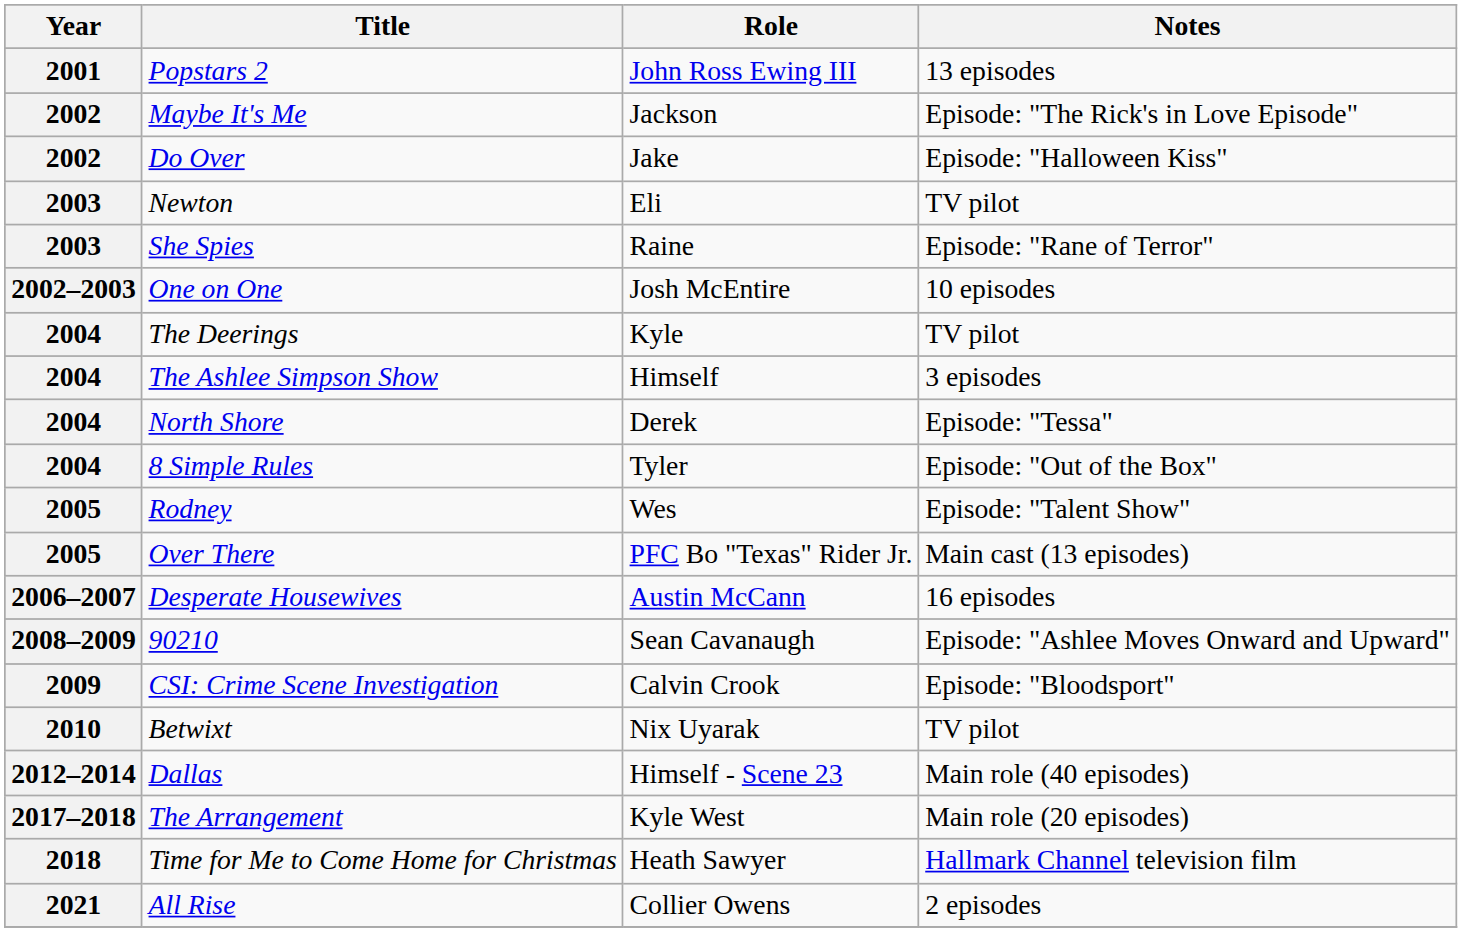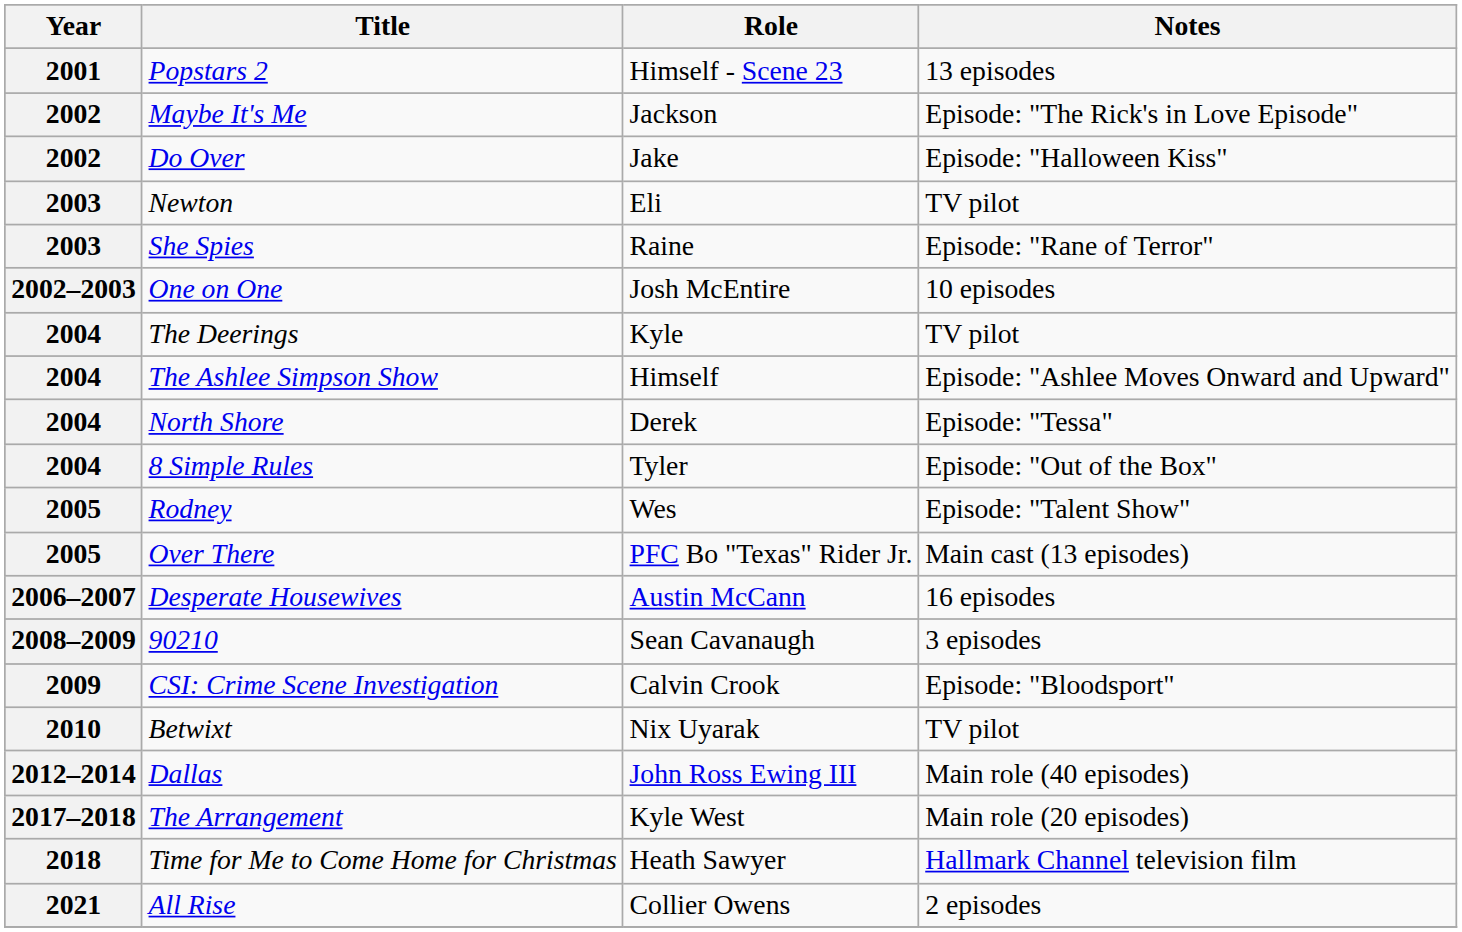(743, 70) John Ross Ewing III -> (736, 70) Himself - Scene 23
(983, 377) 3 episodes -> (1188, 377) Episode: "Ashlee Moves Onward and Upward"
(1188, 641) Episode: "Ashlee Moves Onward and Upward" -> (983, 641) 3 episodes
(736, 772) Himself - Scene 23 -> (743, 772) John Ross Ewing III
